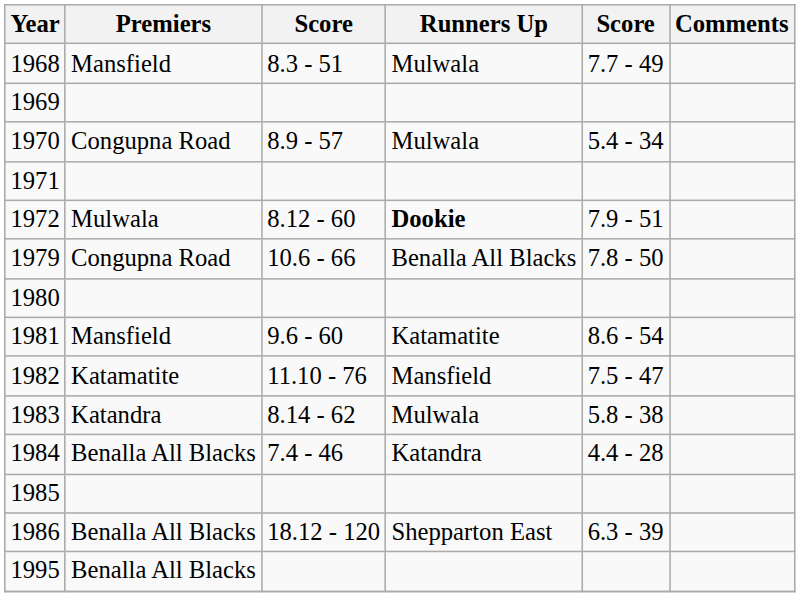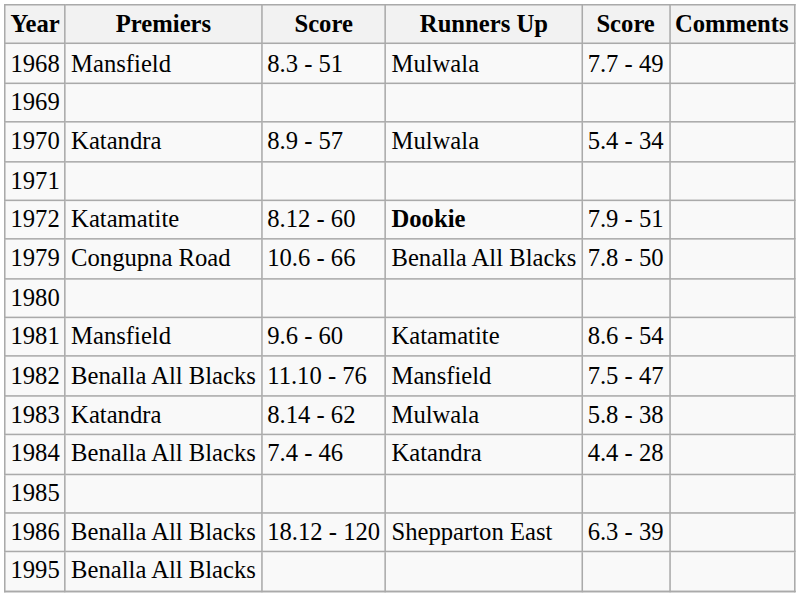(151, 141) Congupna Road -> (116, 141) Katandra
(115, 219) Mulwala -> (125, 219) Katamatite
(125, 375) Katamatite -> (163, 375) Benalla All Blacks
